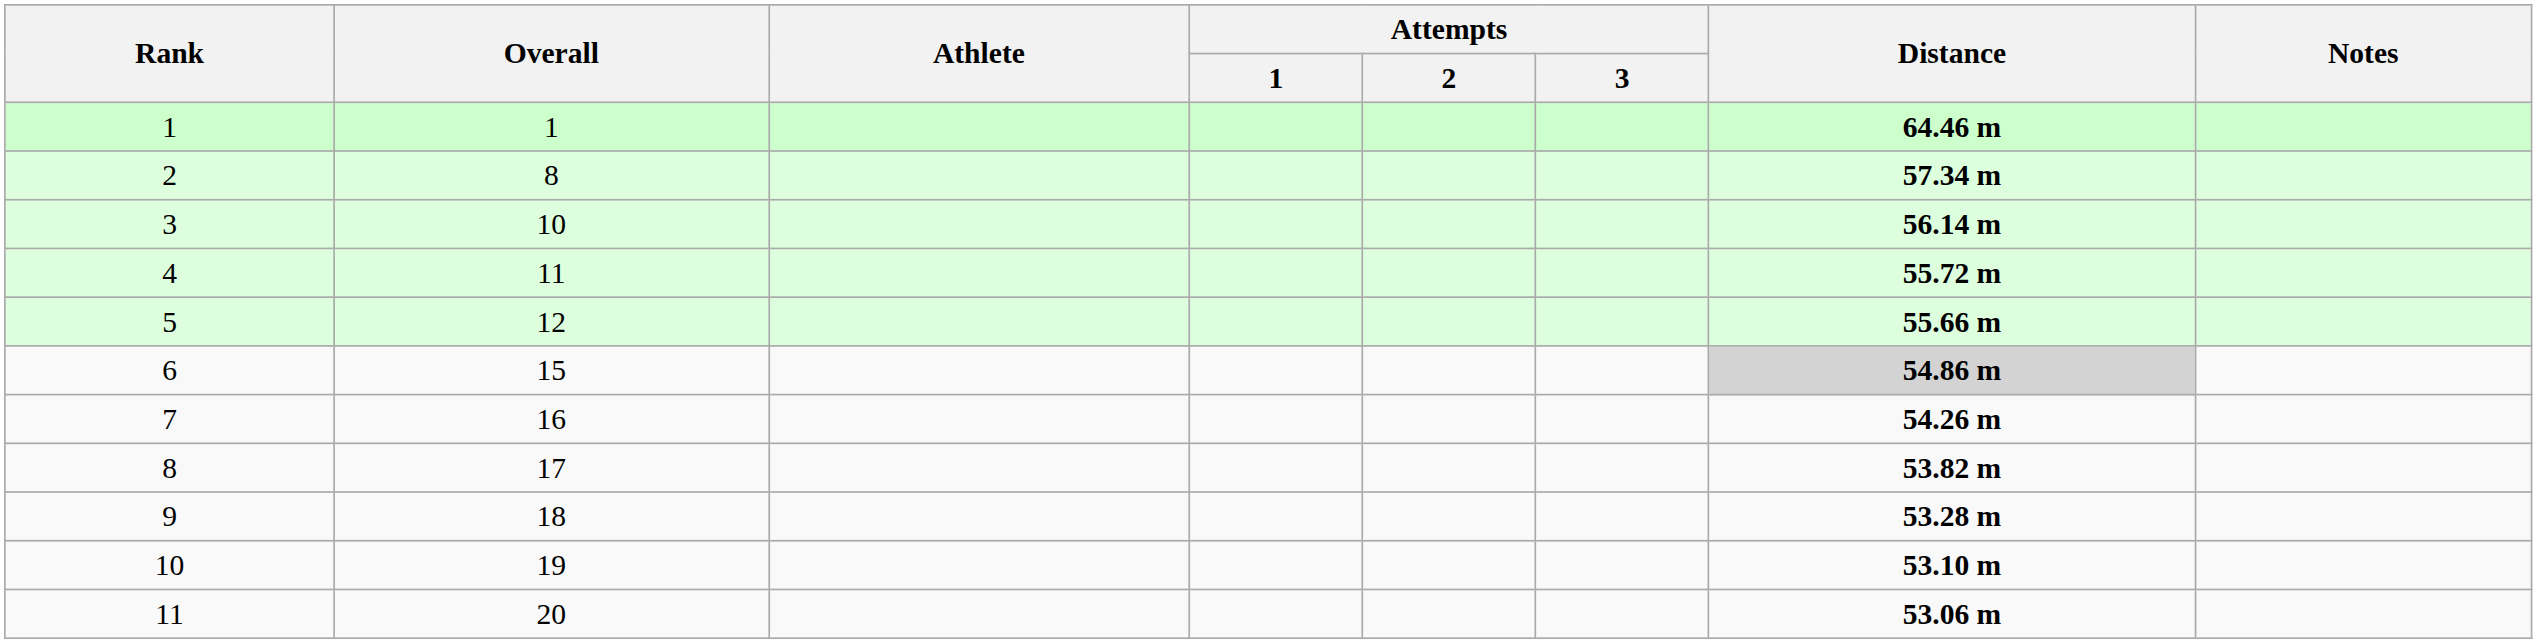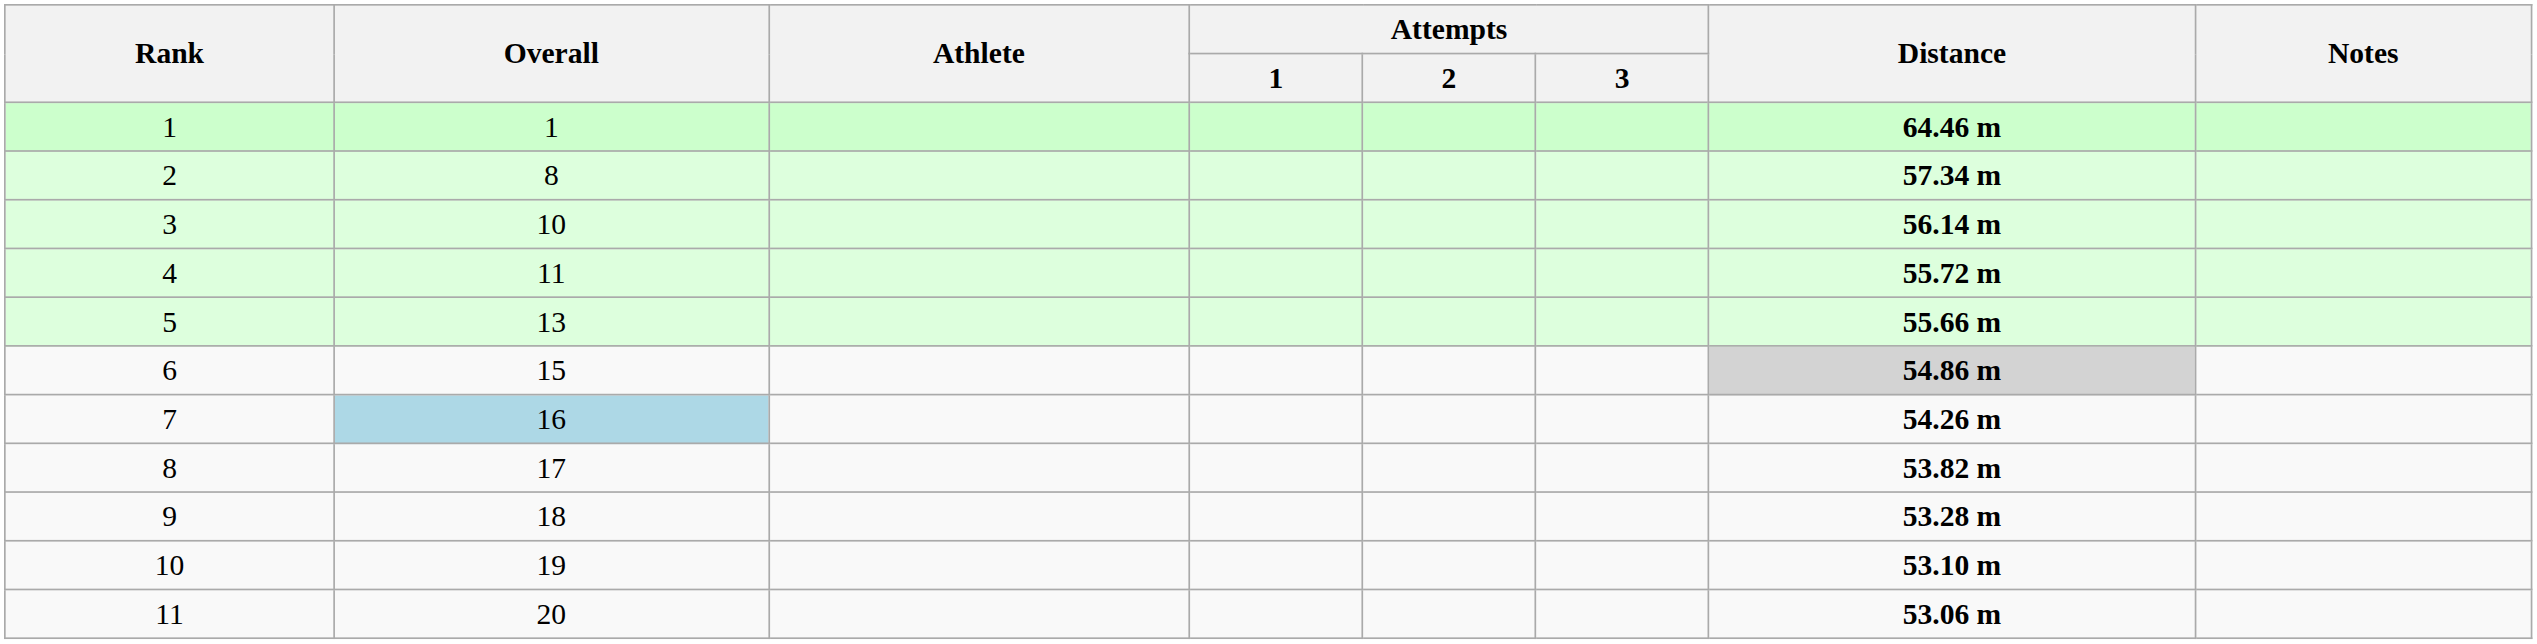(551, 321) 12 -> (551, 321) 13
(551, 418) no background -> (551, 418) lightblue background
